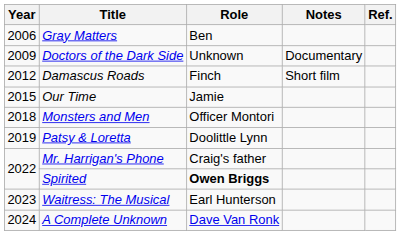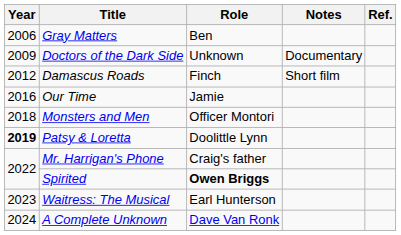(22, 96) 2015 -> (22, 96) 2016
(22, 138) normal -> (22, 138) bold
